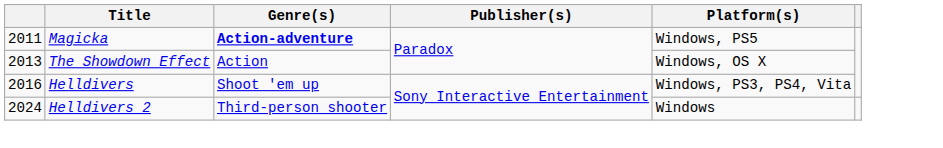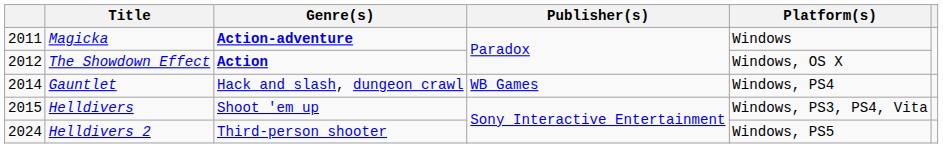(707, 39) Windows, PS5 -> (762, 39) Windows
(25, 62) 2013 -> (25, 62) 2012
(243, 62) normal -> (243, 62) bold
+ row: (83, 85)
(25, 85) 2016 -> (25, 108) 2015
(685, 108) Windows -> (783, 132) Windows, PS5
